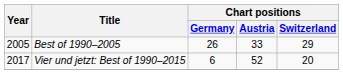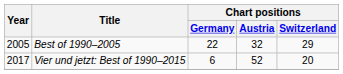(212, 45) 26 -> (212, 45) 22
(257, 45) 33 -> (257, 45) 32
